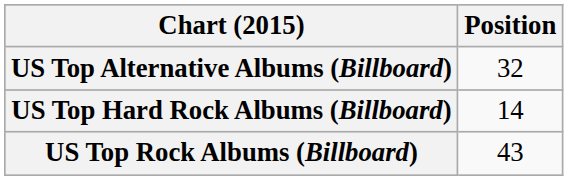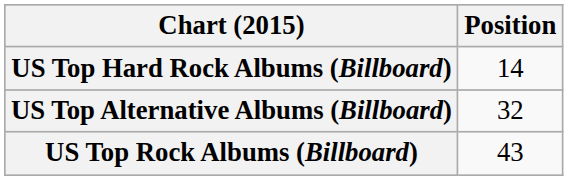rows swapped: (231, 68) <-> (231, 110)
